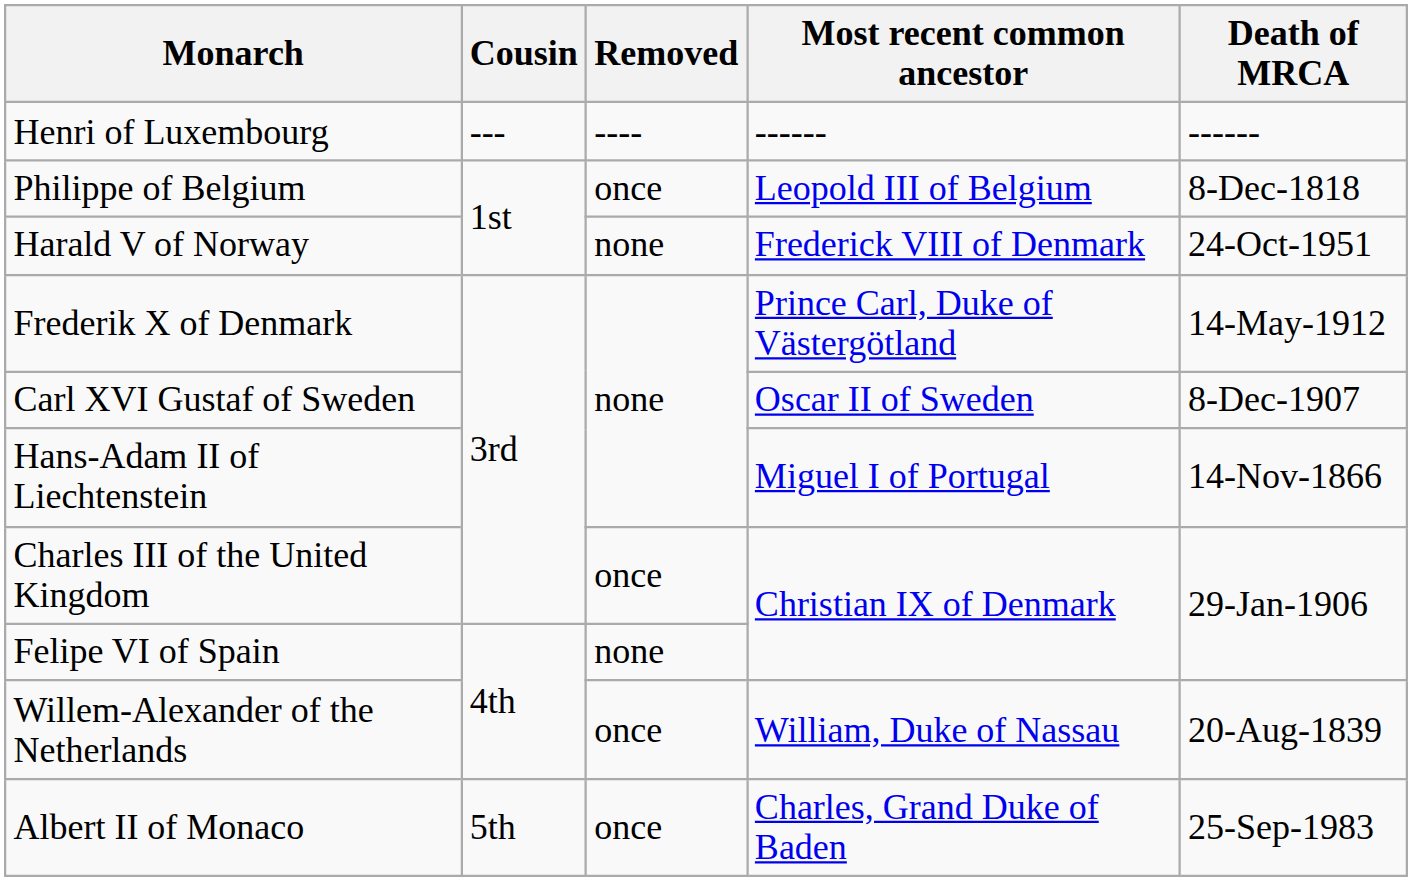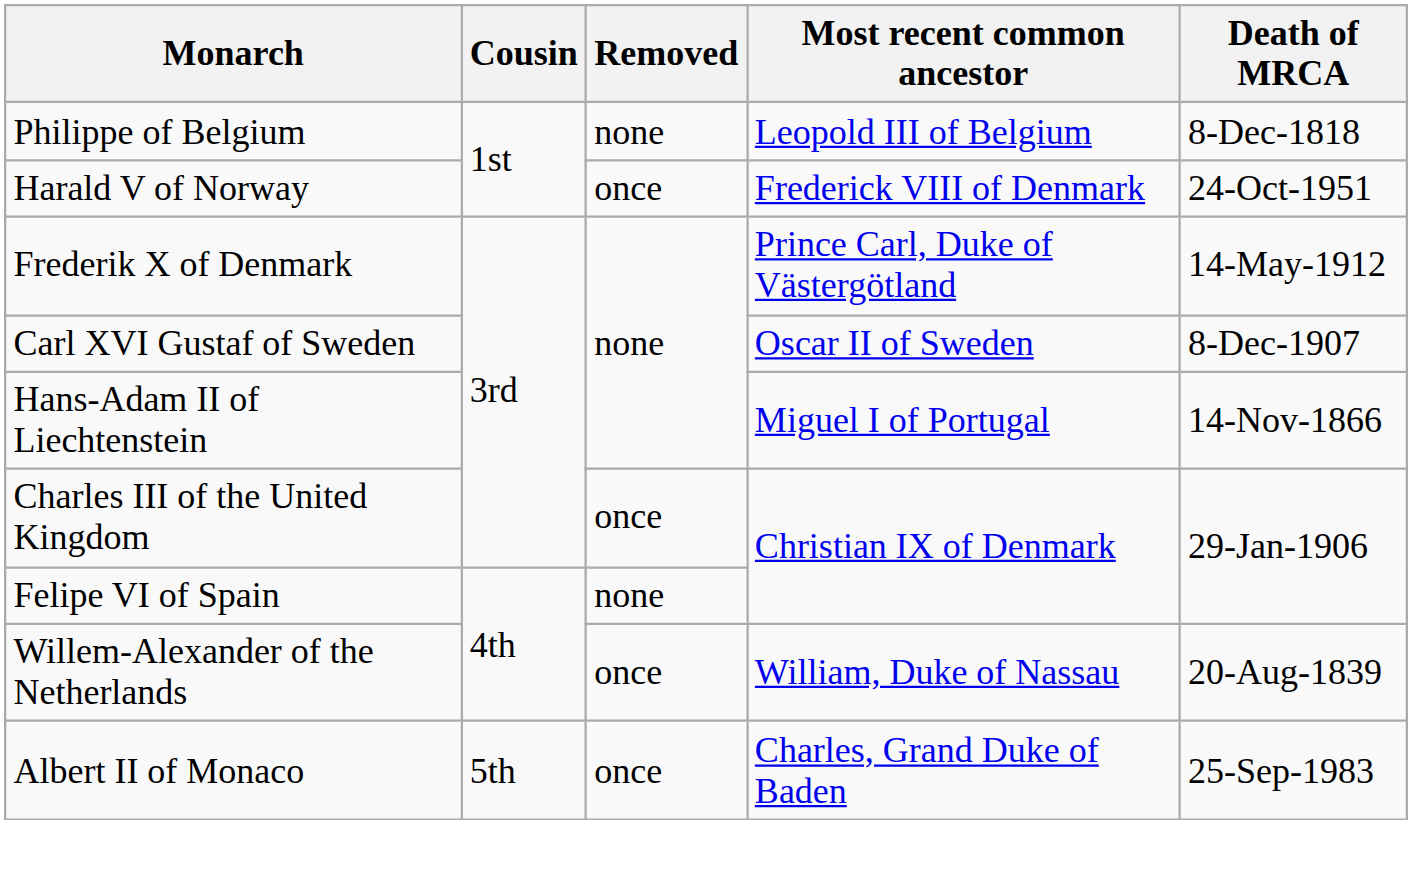- row: (171, 130)
(628, 187) once -> (629, 130) none
(629, 244) none -> (628, 187) once
